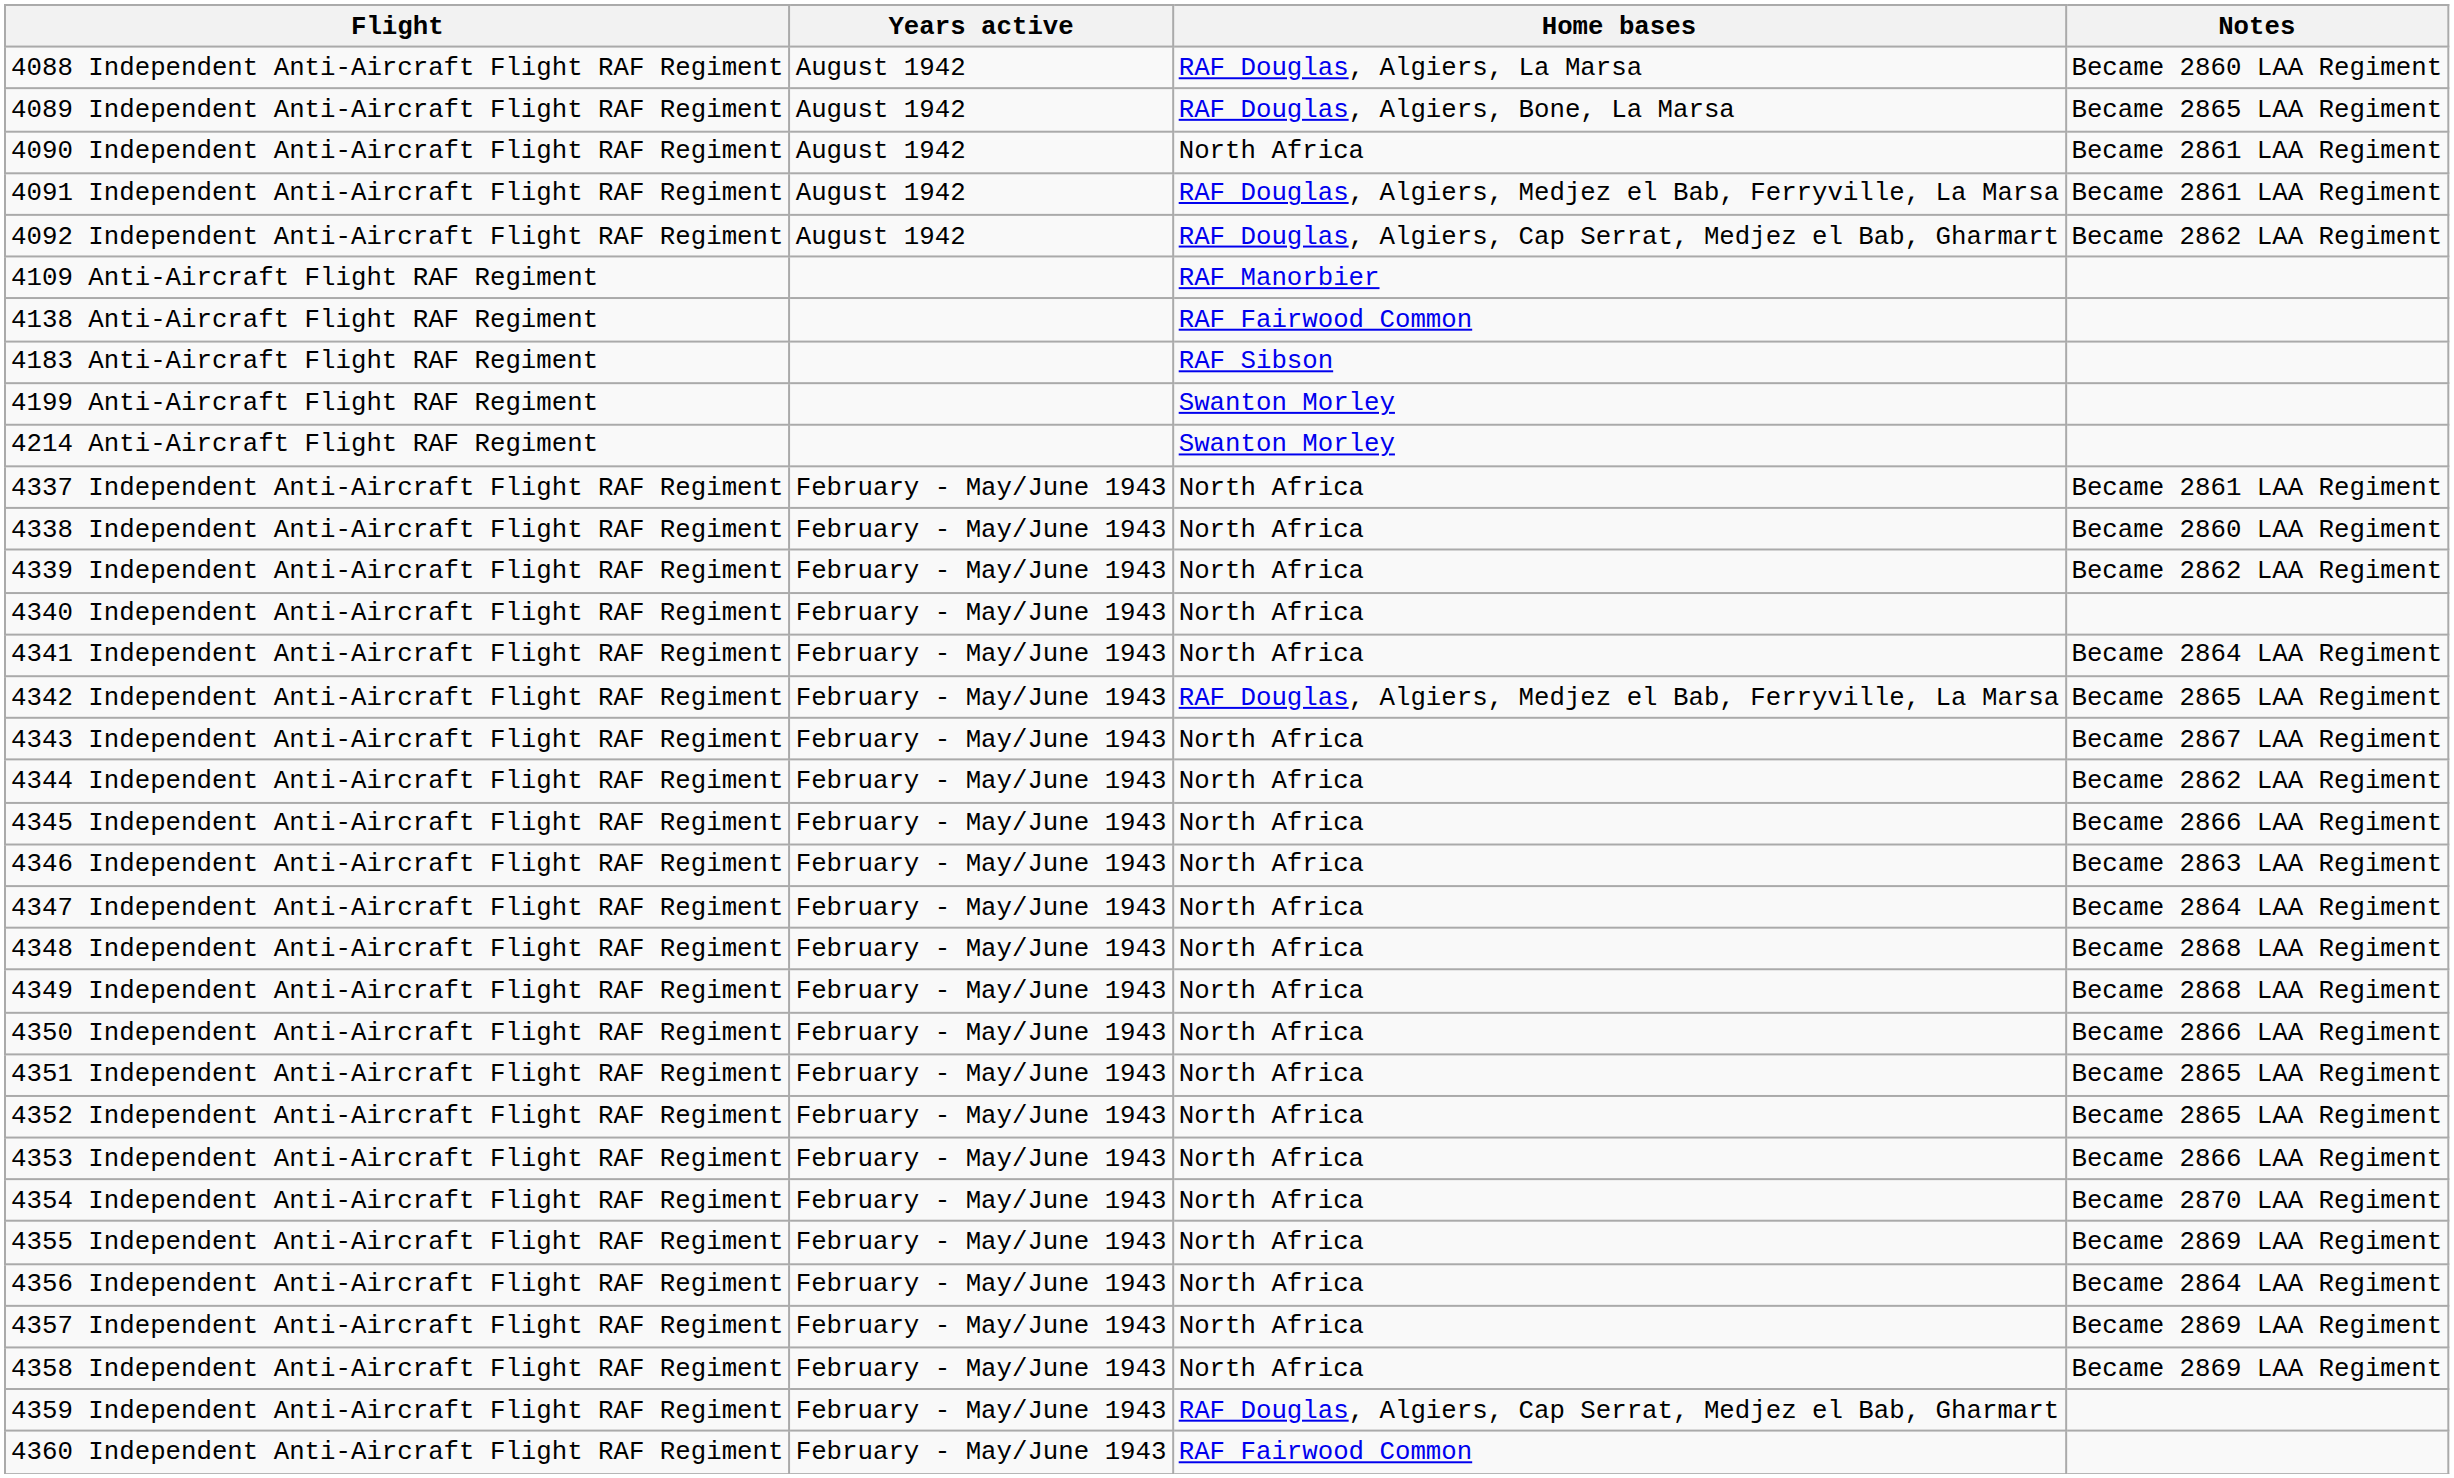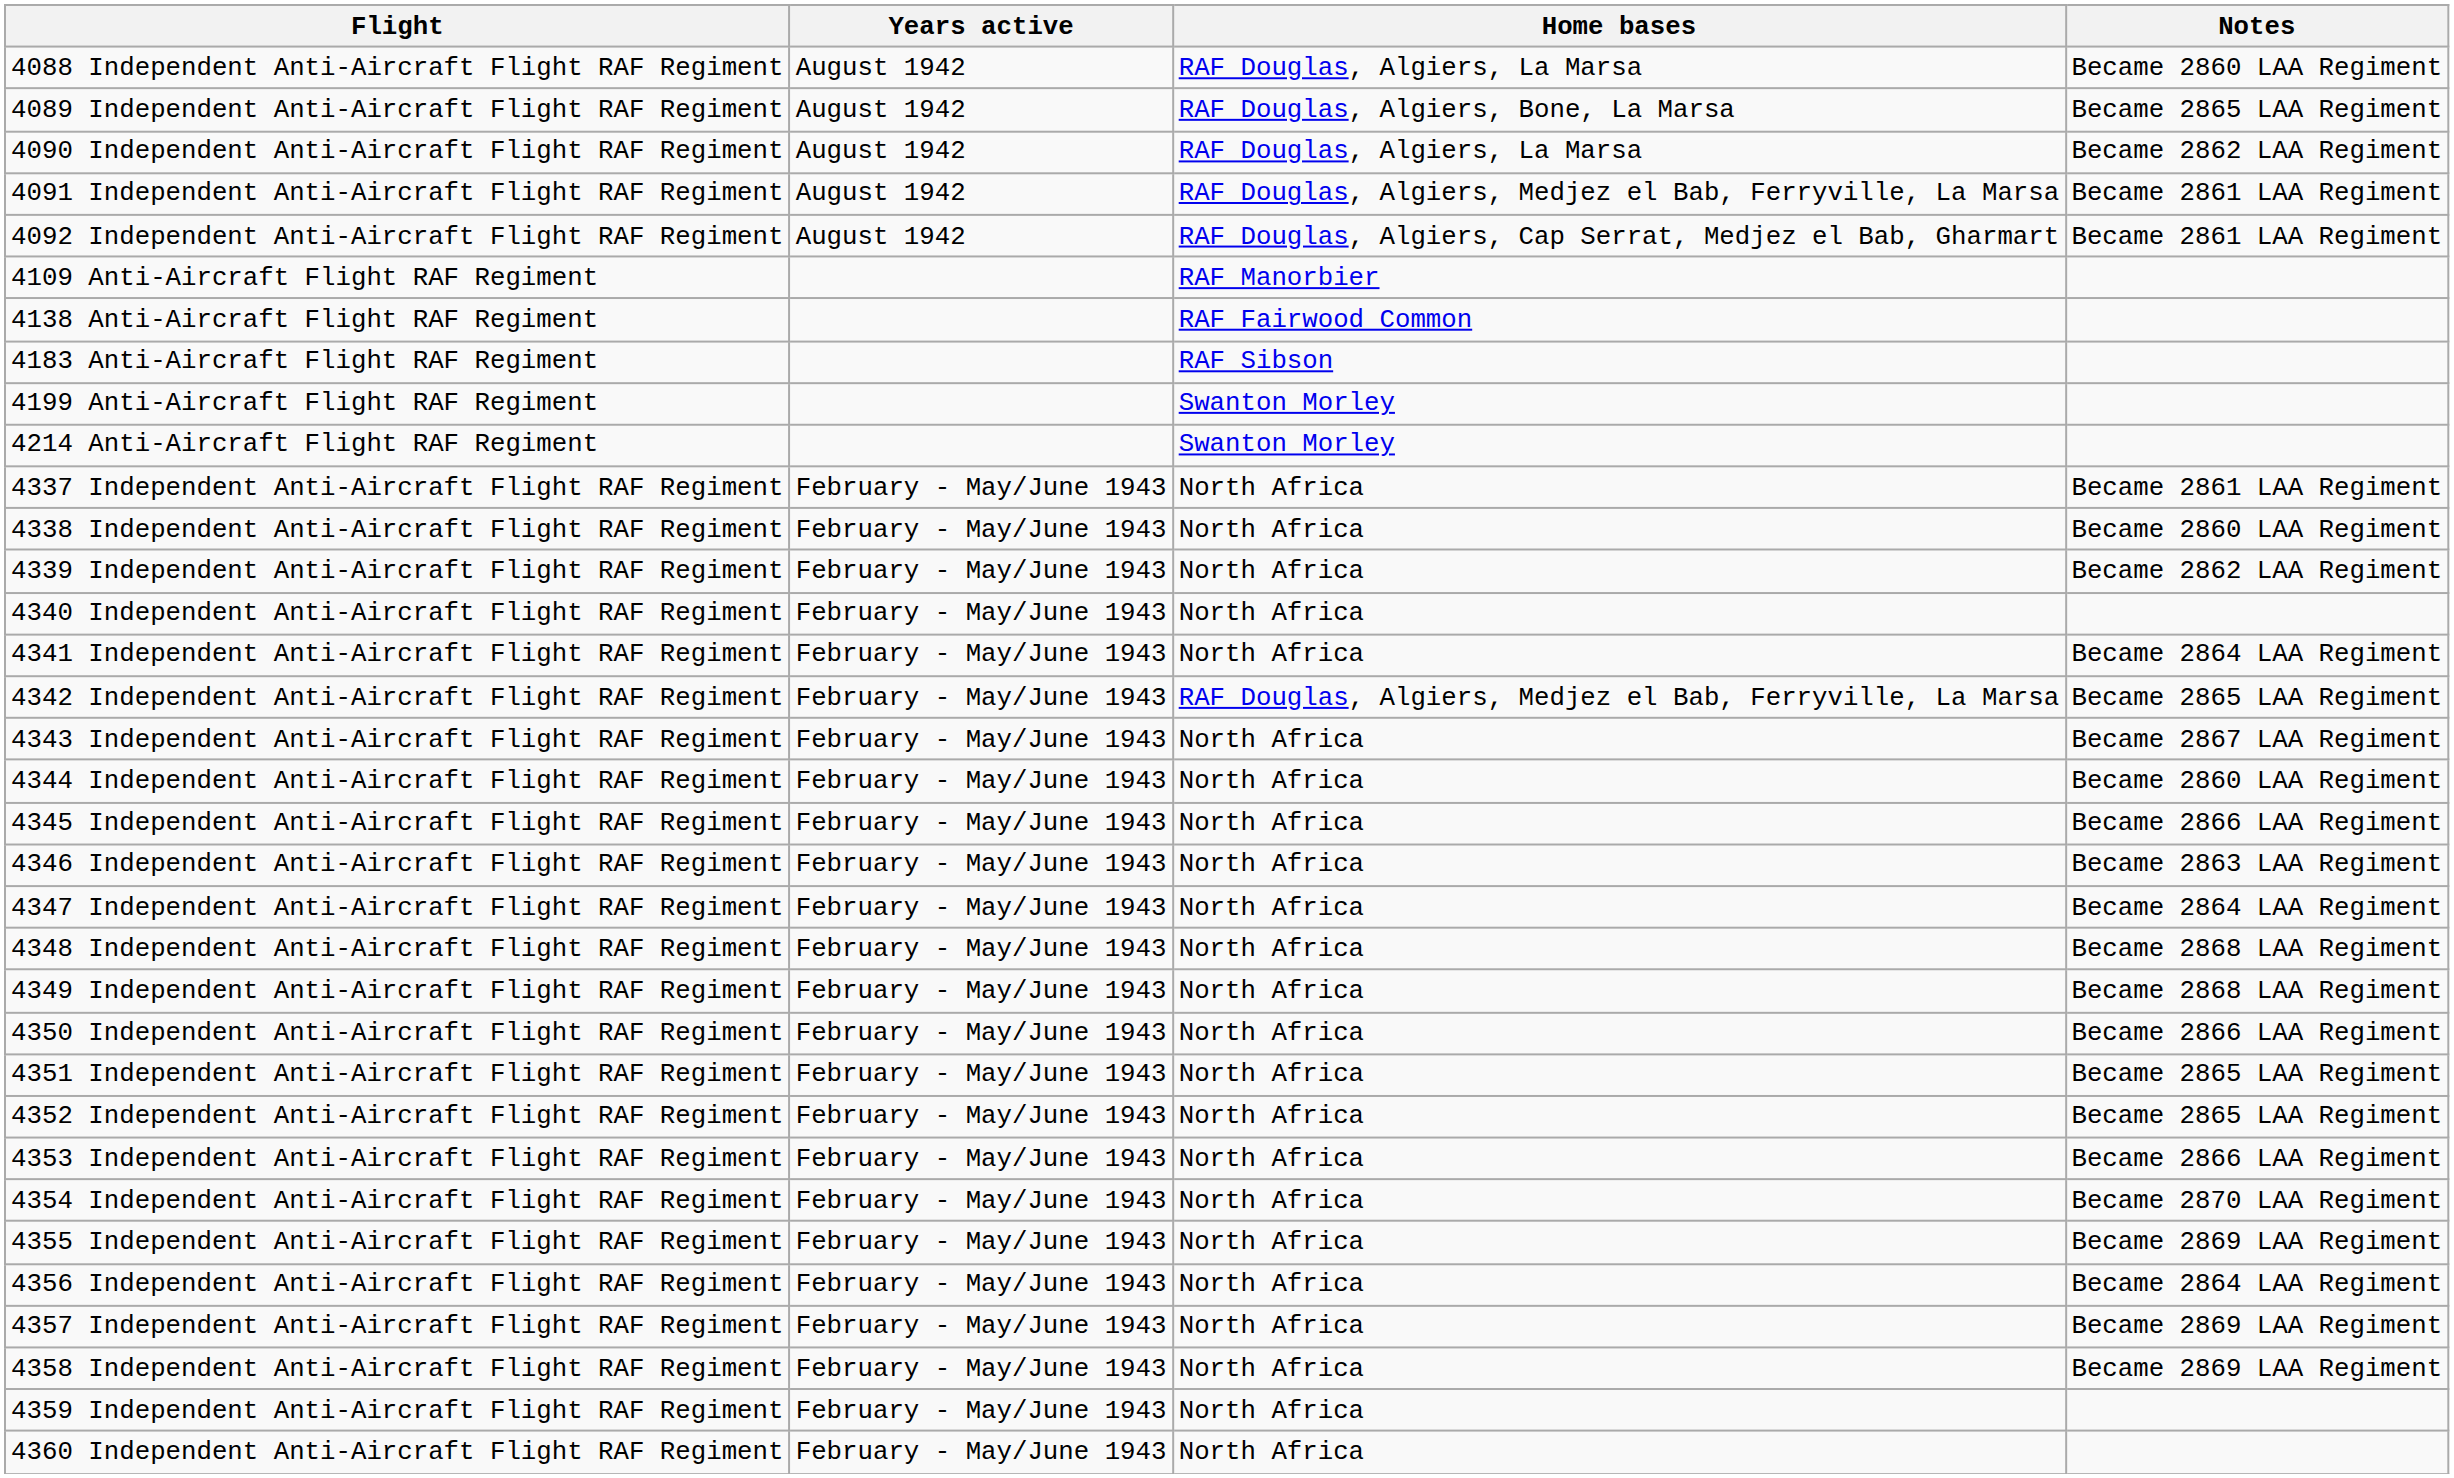(1271, 152) North Africa -> (1410, 152) RAF Douglas, Algiers, La Marsa
(2257, 152) Became 2861 LAA Regiment -> (2257, 152) Became 2862 LAA Regiment
(2257, 236) Became 2862 LAA Regiment -> (2257, 236) Became 2861 LAA Regiment
(2257, 781) Became 2862 LAA Regiment -> (2257, 781) Became 2860 LAA Regiment
(1619, 1410) RAF Douglas, Algiers, Cap Serrat, Medjez el Bab, Gharmart -> (1271, 1410) North Africa
(1325, 1452) RAF Fairwood Common -> (1271, 1452) North Africa
